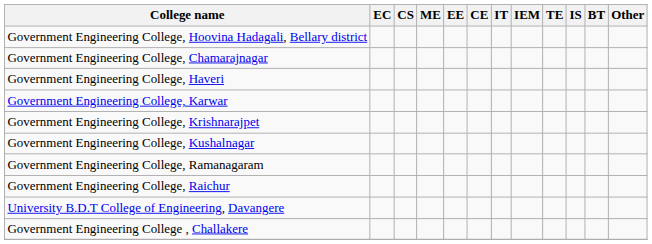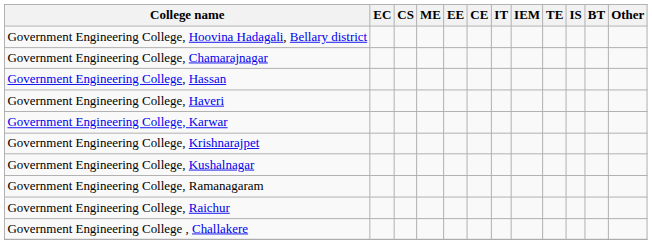+ row: (117, 79)
- row: (146, 207)
